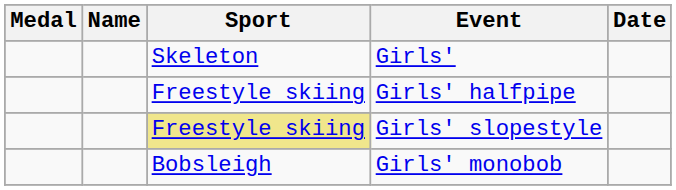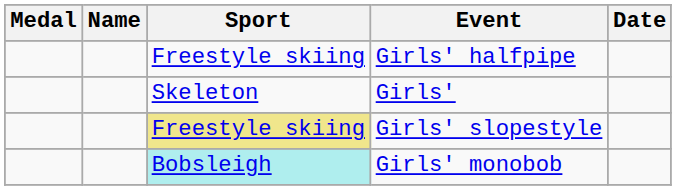rows swapped: (476, 95) <-> (416, 59)
(212, 167) no background -> (212, 167) paleturquoise background
